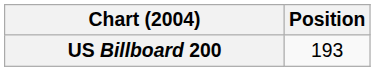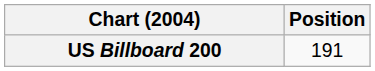(327, 50) 193 -> (327, 50) 191
